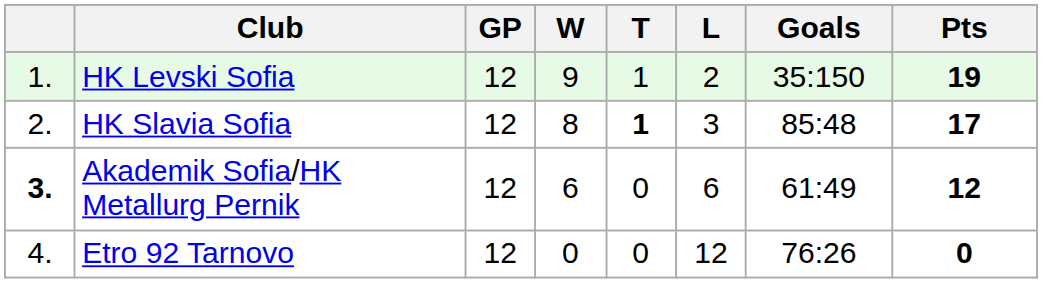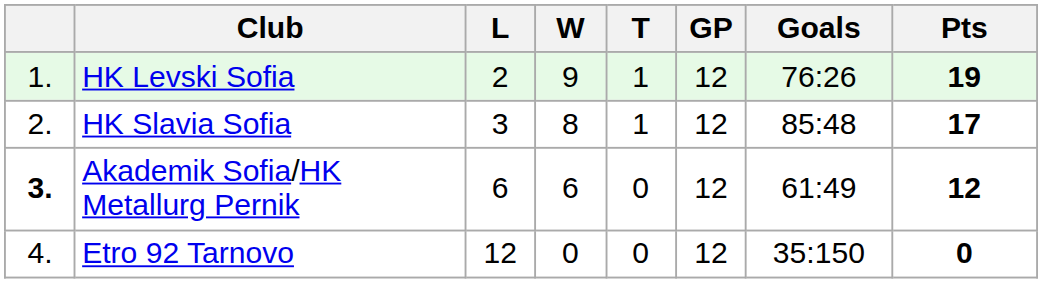columns swapped: (500, 28) <-> (711, 28)
(819, 76) 35:150 -> (819, 76) 76:26
(641, 123) bold -> (641, 123) normal
(819, 253) 76:26 -> (819, 253) 35:150
